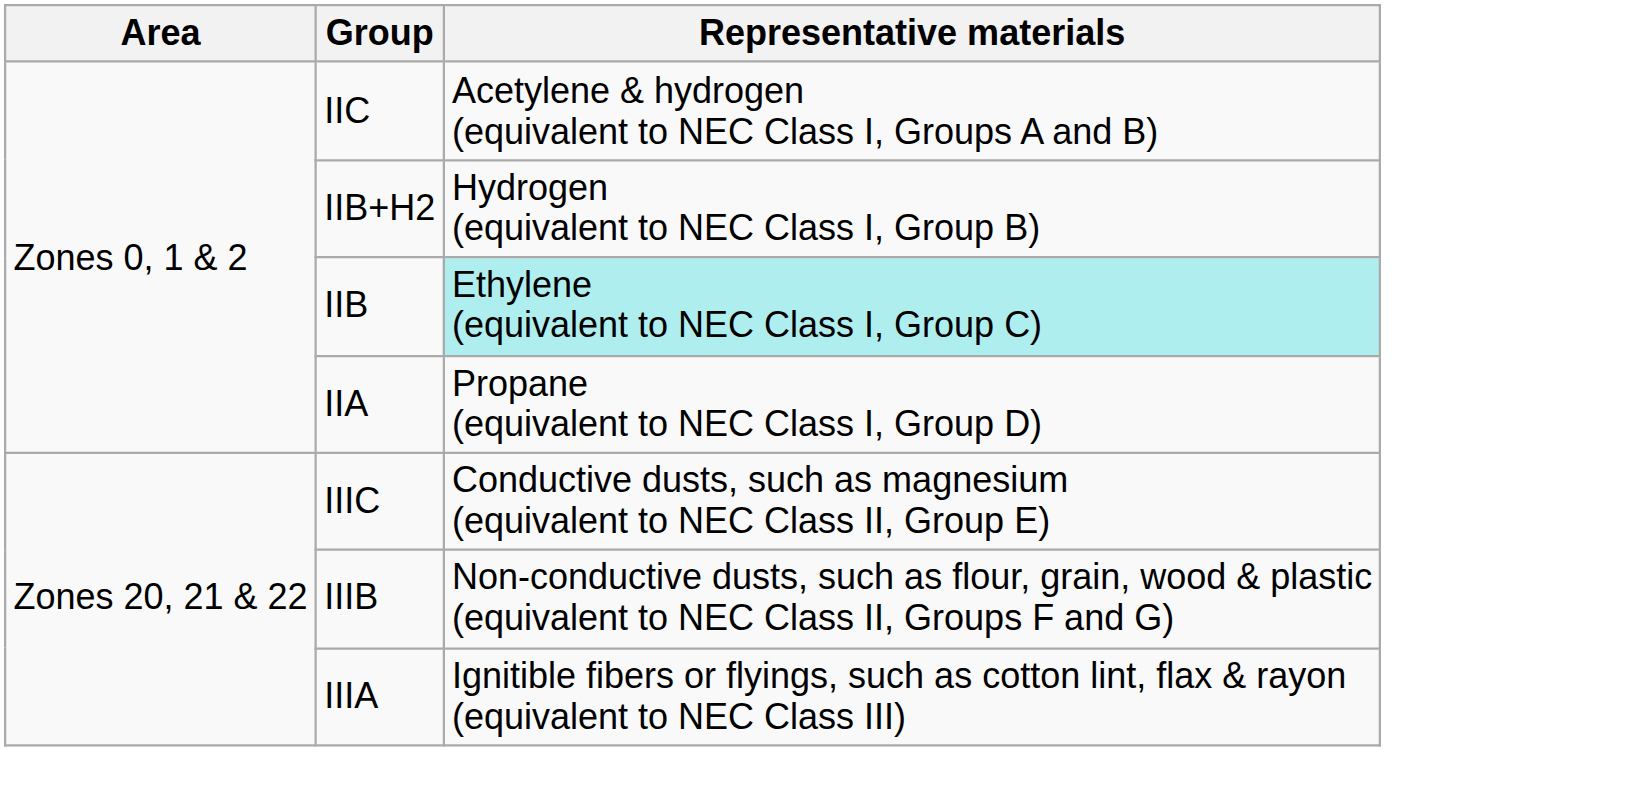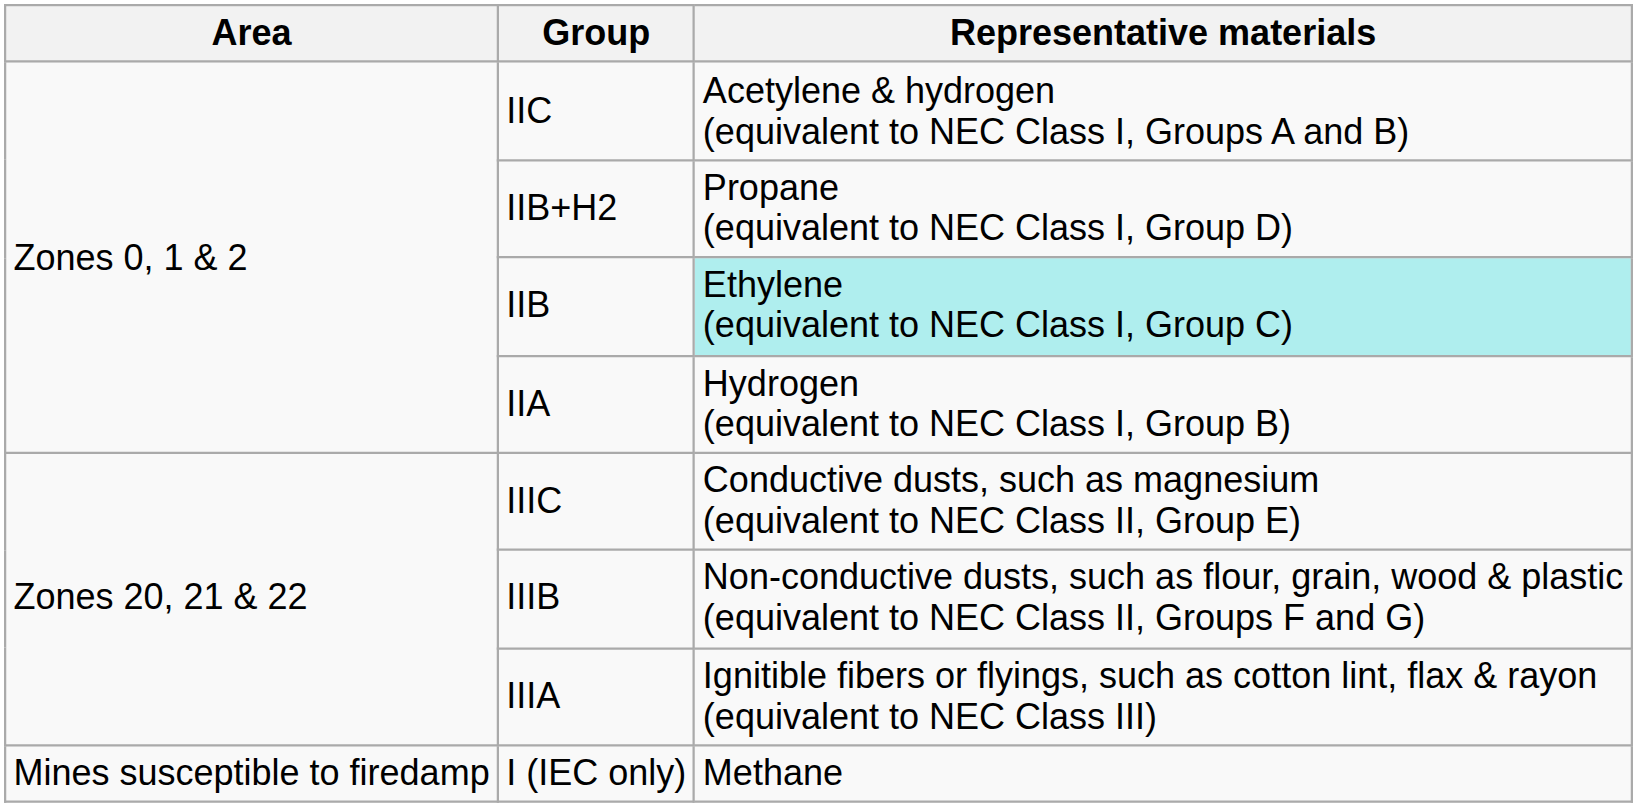(746, 207) Hydrogen (equivalent to NEC Class I, Group B) -> (998, 207) Propane (equivalent to NEC Class I, Group D)
(747, 403) Propane (equivalent to NEC Class I, Group D) -> (997, 403) Hydrogen (equivalent to NEC Class I, Group B)
+ row: (596, 773)
